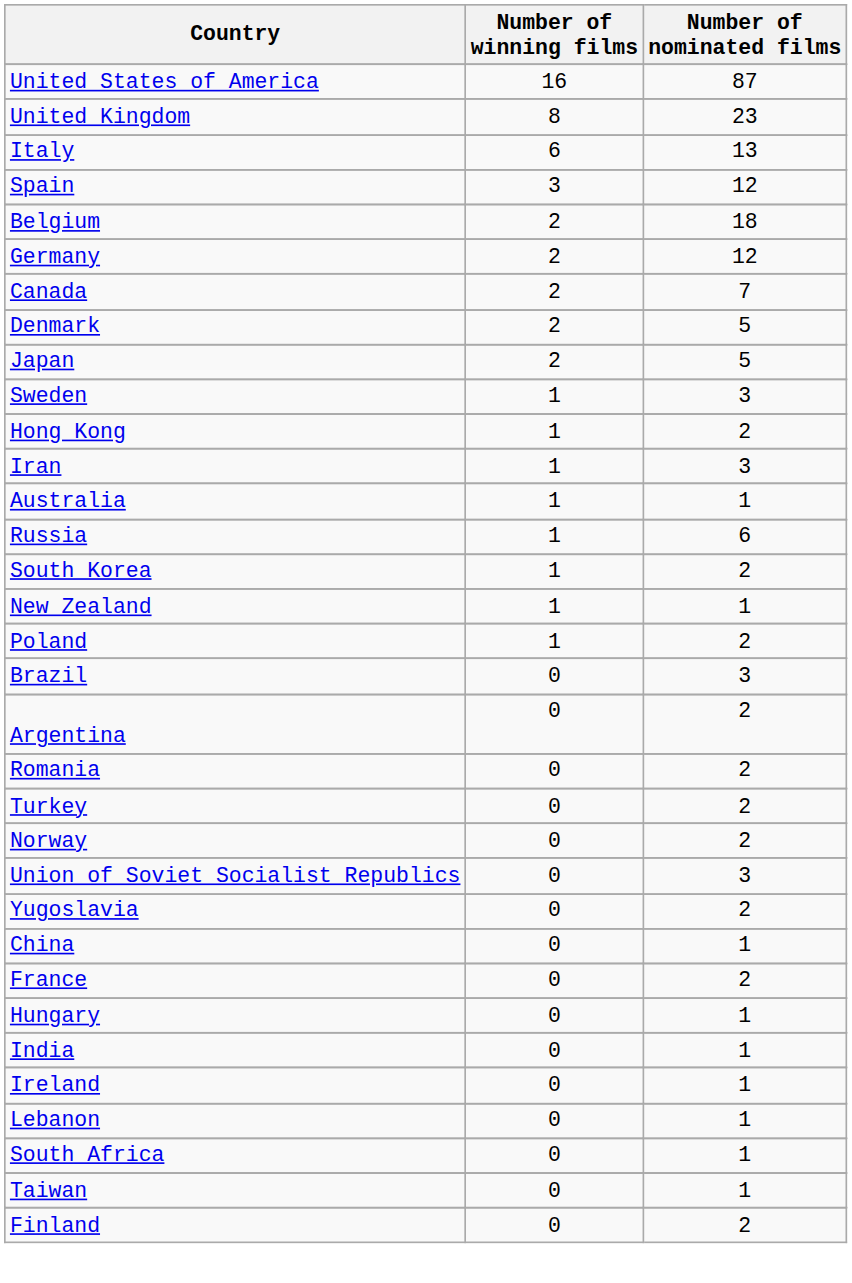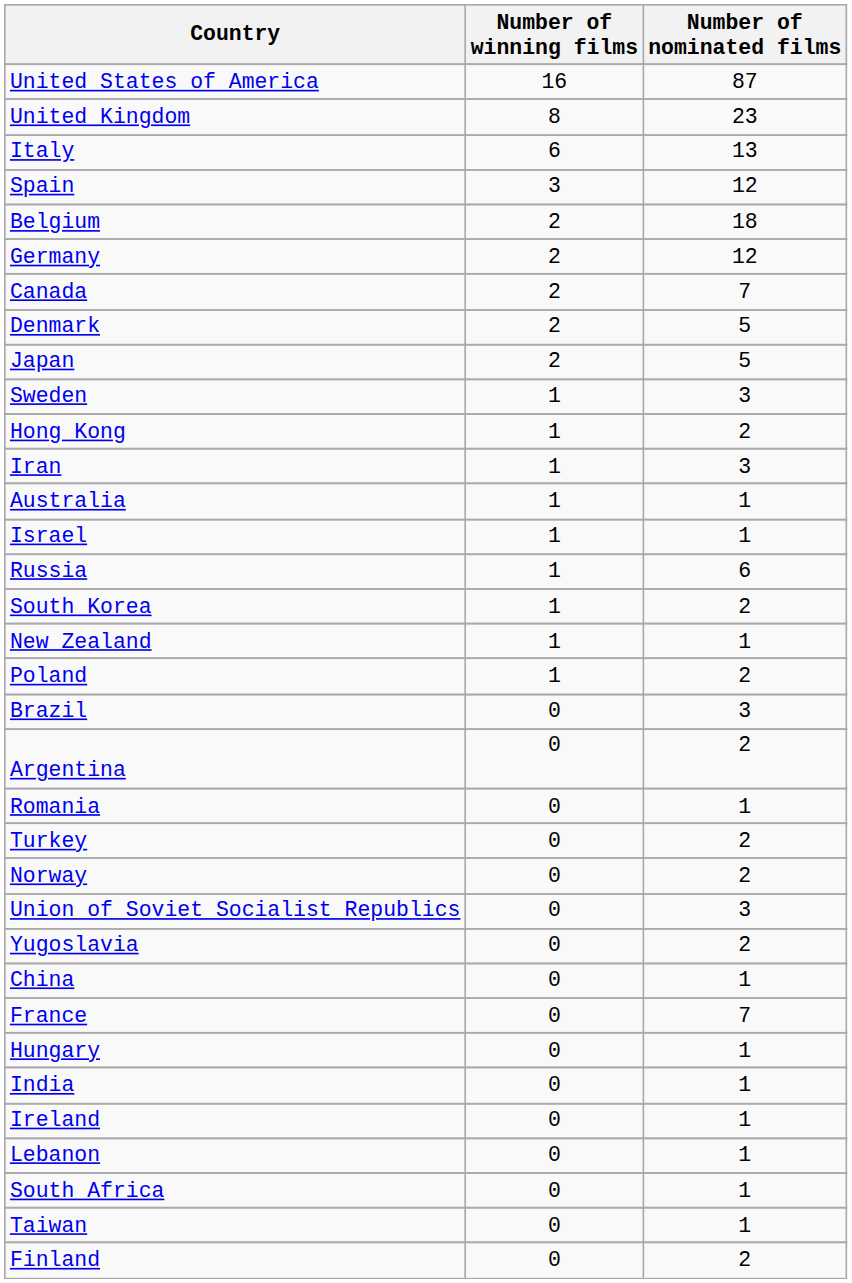+ row: (49, 536)
(745, 771) 2 -> (745, 806) 1
(745, 981) 2 -> (745, 1016) 7
